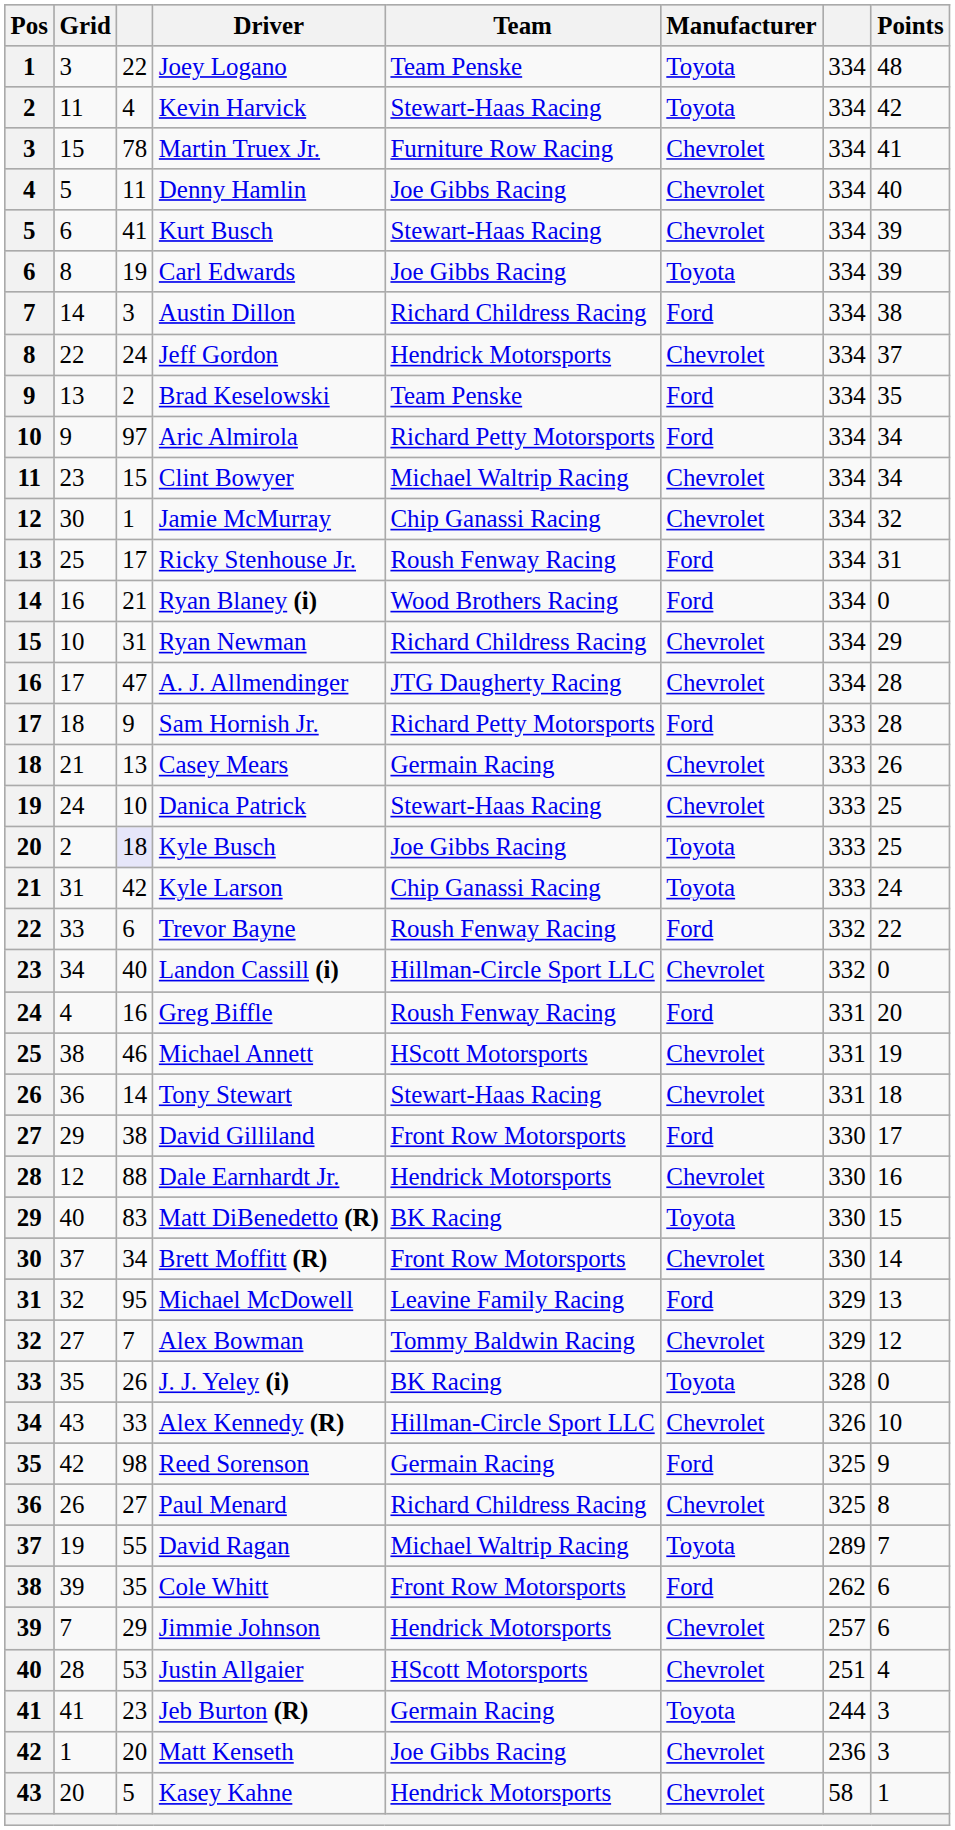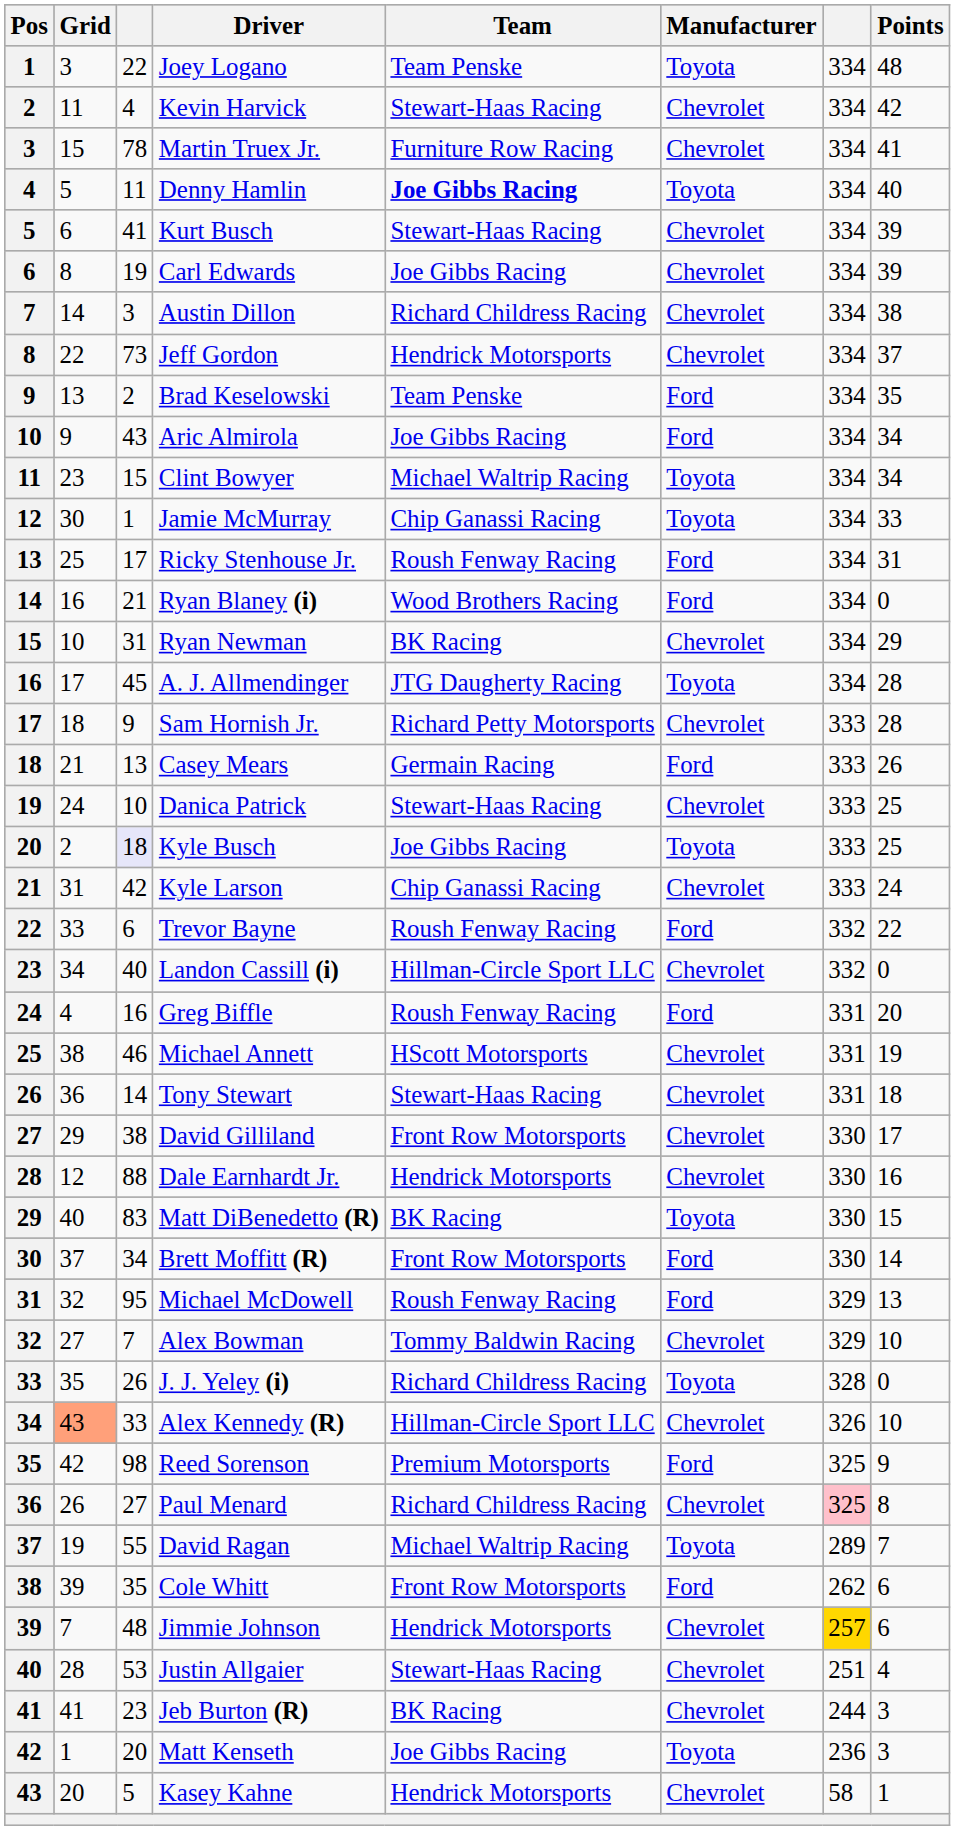(701, 107) Toyota -> (715, 107) Chevrolet
(478, 189) normal -> (484, 189) bold
(715, 189) Chevrolet -> (701, 189) Toyota
(701, 271) Toyota -> (715, 271) Chevrolet
(690, 312) Ford -> (715, 312) Chevrolet
(135, 354) 24 -> (135, 354) 73
(135, 436) 97 -> (135, 436) 43
(523, 436) Richard Petty Motorsports -> (478, 436) Joe Gibbs Racing
(715, 477) Chevrolet -> (701, 477) Toyota
(715, 518) Chevrolet -> (701, 518) Toyota
(890, 518) 32 -> (890, 518) 33
(518, 641) Richard Childress Racing -> (446, 641) BK Racing
(135, 682) 47 -> (135, 682) 45
(715, 682) Chevrolet -> (701, 682) Toyota
(690, 723) Ford -> (715, 723) Chevrolet
(715, 765) Chevrolet -> (690, 765) Ford
(701, 888) Toyota -> (715, 888) Chevrolet
(690, 1135) Ford -> (715, 1135) Chevrolet
(715, 1258) Chevrolet -> (690, 1258) Ford
(507, 1299) Leavine Family Racing -> (503, 1299) Roush Fenway Racing
(890, 1340) 12 -> (890, 1340) 10
(446, 1381) BK Racing -> (518, 1381) Richard Childress Racing
(72, 1422) no background -> (72, 1422) lightsalmon background
(472, 1463) Germain Racing -> (500, 1463) Premium Motorsports
(847, 1504) no background -> (847, 1504) pink background
(135, 1628) 29 -> (135, 1628) 48
(847, 1628) no background -> (847, 1628) gold background
(489, 1669) HScott Motorsports -> (496, 1669) Stewart-Haas Racing
(472, 1710) Germain Racing -> (446, 1710) BK Racing
(701, 1710) Toyota -> (715, 1710) Chevrolet
(715, 1751) Chevrolet -> (701, 1751) Toyota
